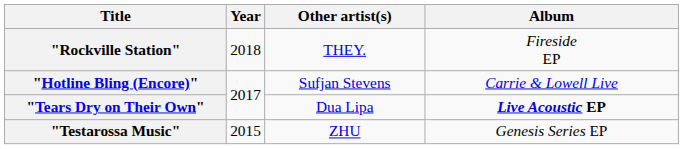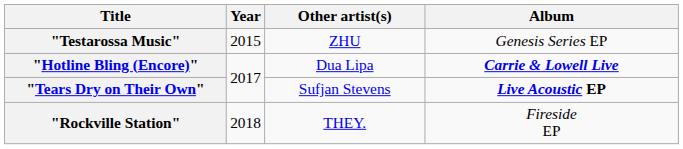rows swapped: (116, 131) <-> (116, 49)
(345, 82) Sufjan Stevens -> (345, 65) Dua Lipa
(551, 82) normal -> (551, 65) bold
(345, 107) Dua Lipa -> (345, 89) Sufjan Stevens
